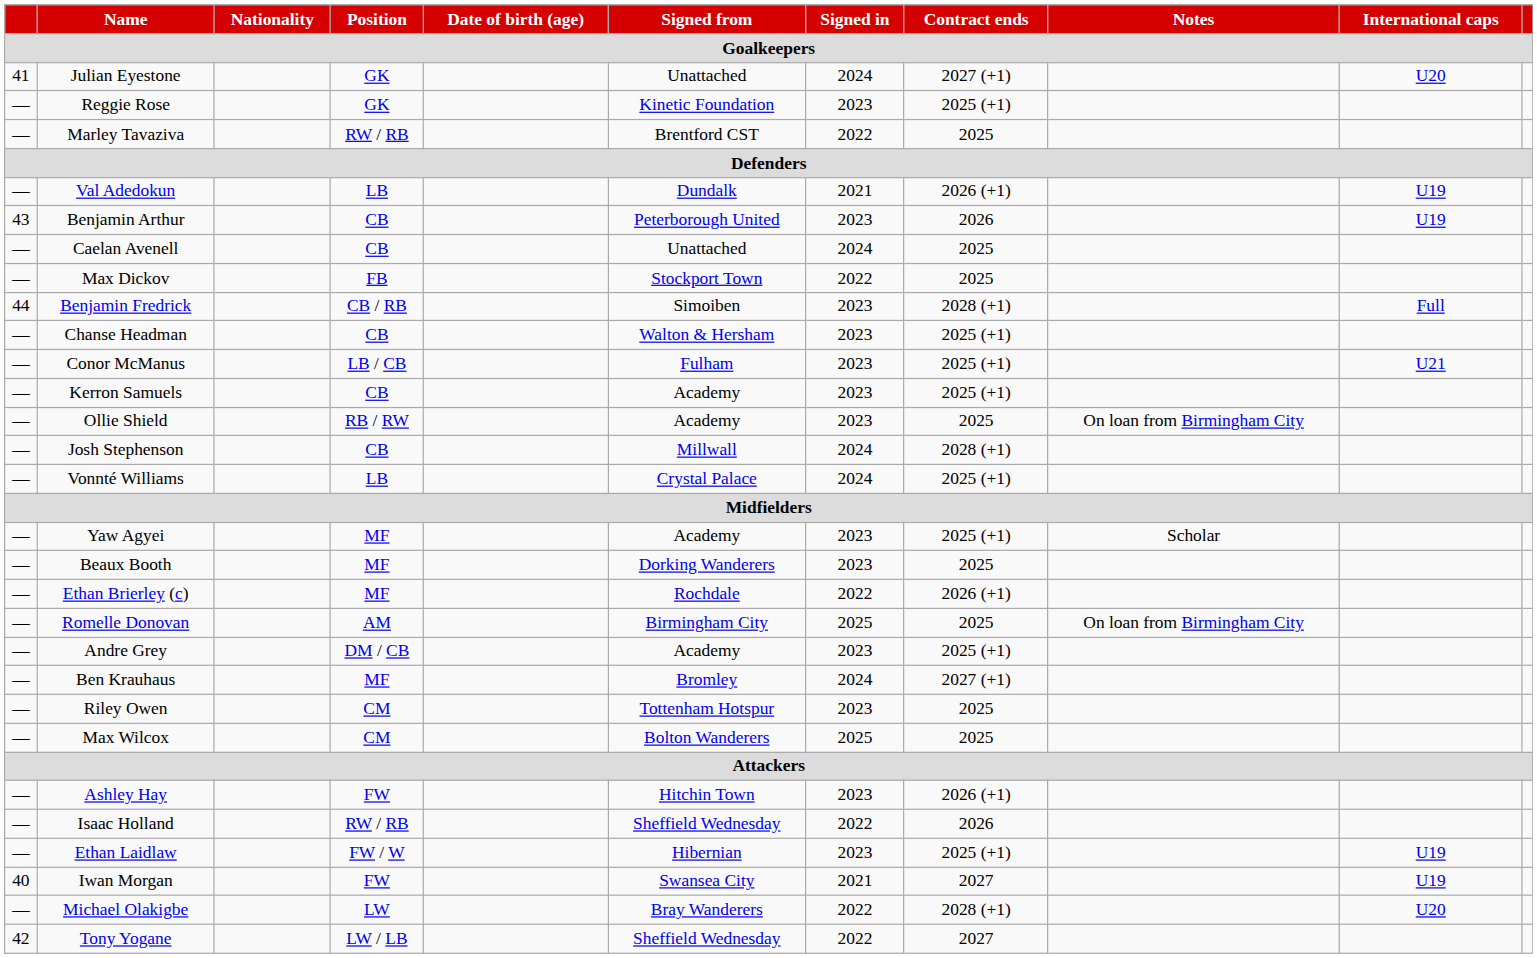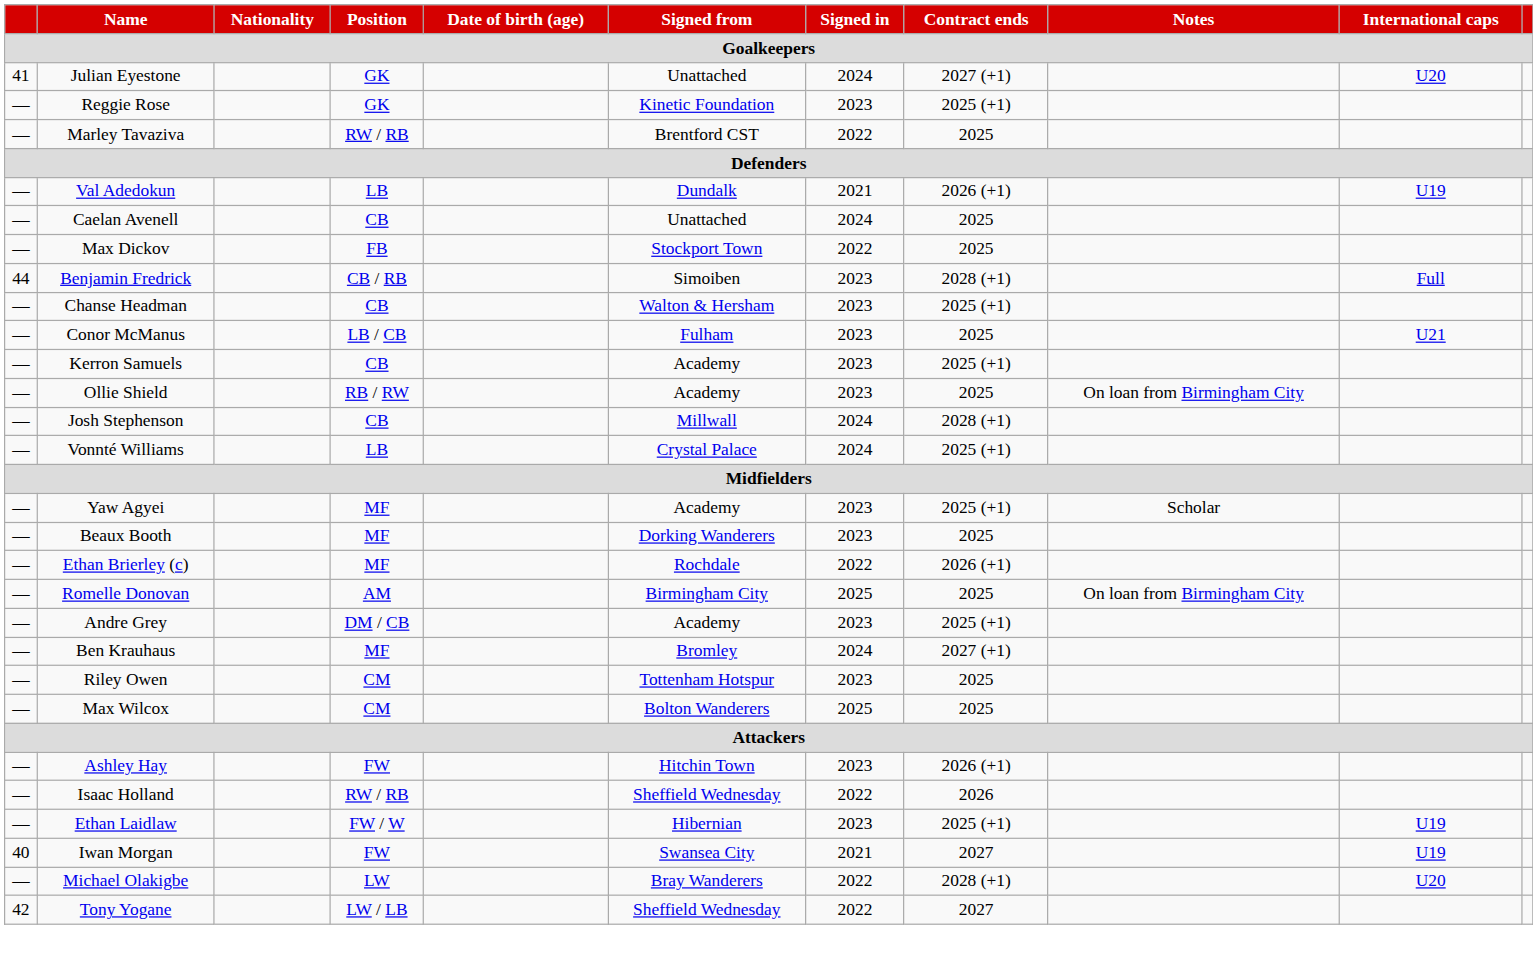- row: (126, 220)
(976, 364) 2025 (+1) -> (976, 335) 2025
